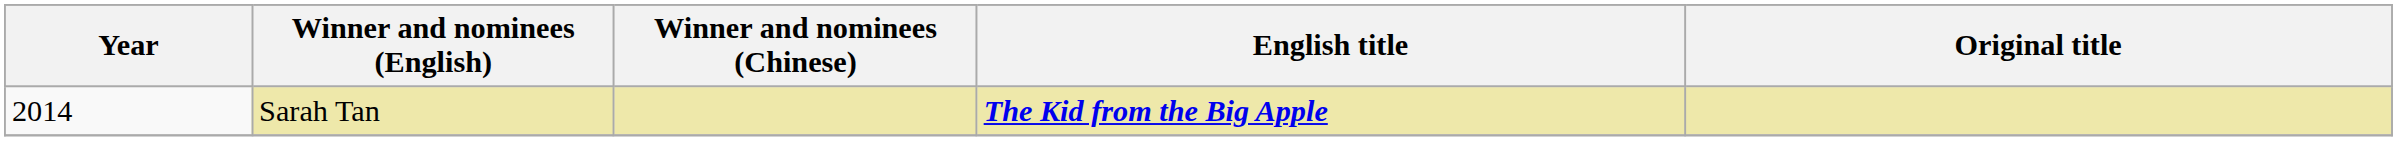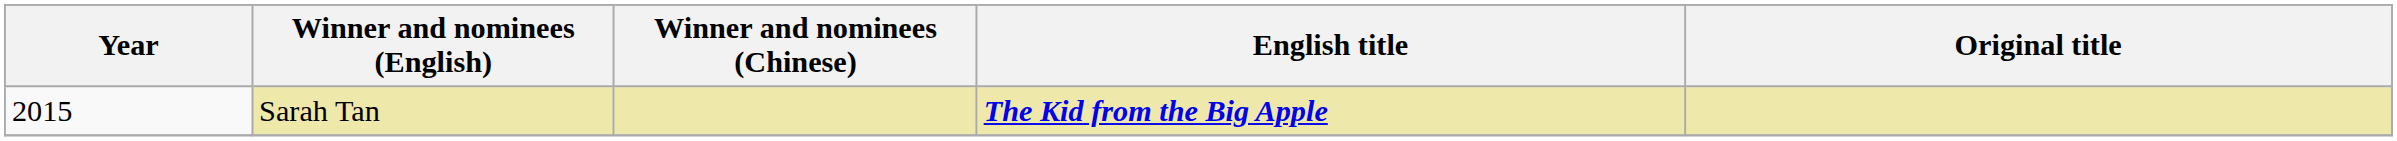(42, 110) 2014 -> (42, 110) 2015
